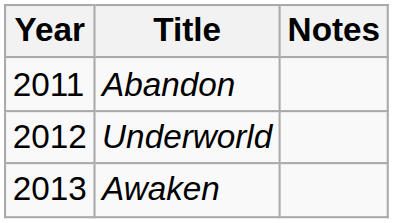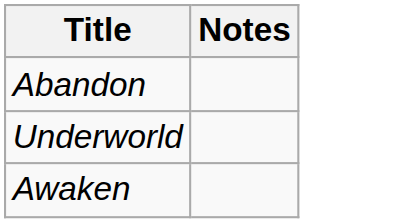- column: (50, 30)
